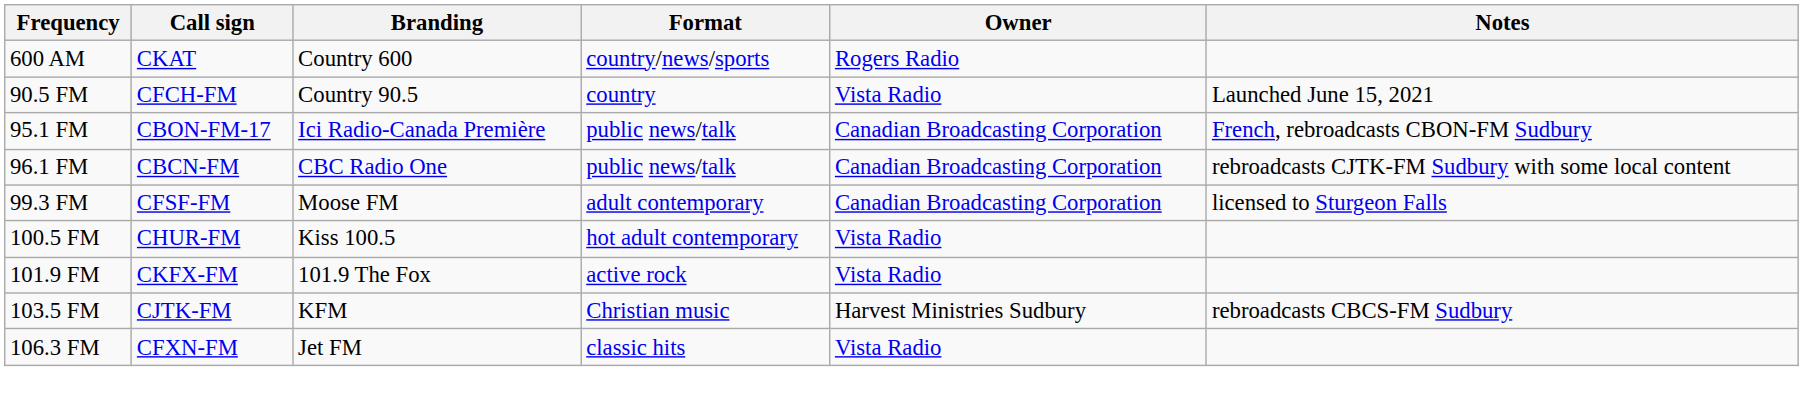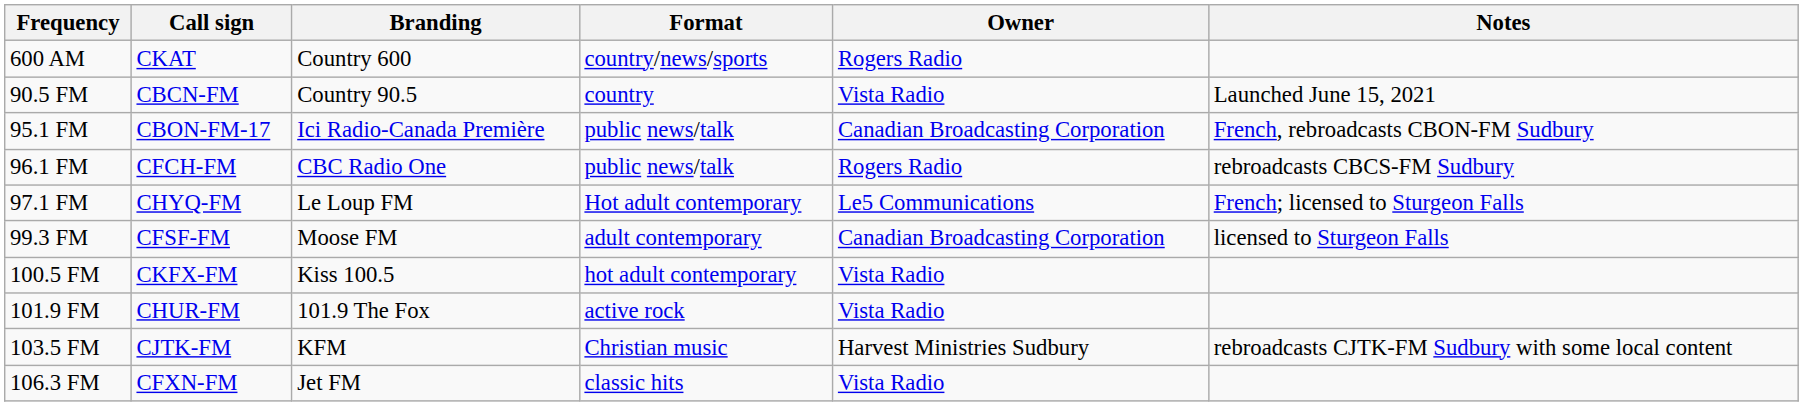(187, 94) CFCH-FM -> (188, 94) CBCN-FM
(188, 166) CBCN-FM -> (186, 166) CFCH-FM
(998, 166) Canadian Broadcasting Corporation -> (900, 166) Rogers Radio
(1471, 166) rebroadcasts CJTK-FM Sudbury with some local content -> (1364, 166) rebroadcasts CBCS-FM Sudbury
+ row: (49, 202)
(189, 238) CHUR-FM -> (187, 274) CKFX-FM
(187, 274) CKFX-FM -> (188, 310) CHUR-FM
(1362, 310) rebroadcasts CBCS-FM Sudbury -> (1473, 346) rebroadcasts CJTK-FM Sudbury with some local content
